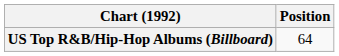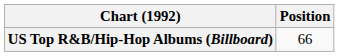(305, 39) 64 -> (305, 39) 66
